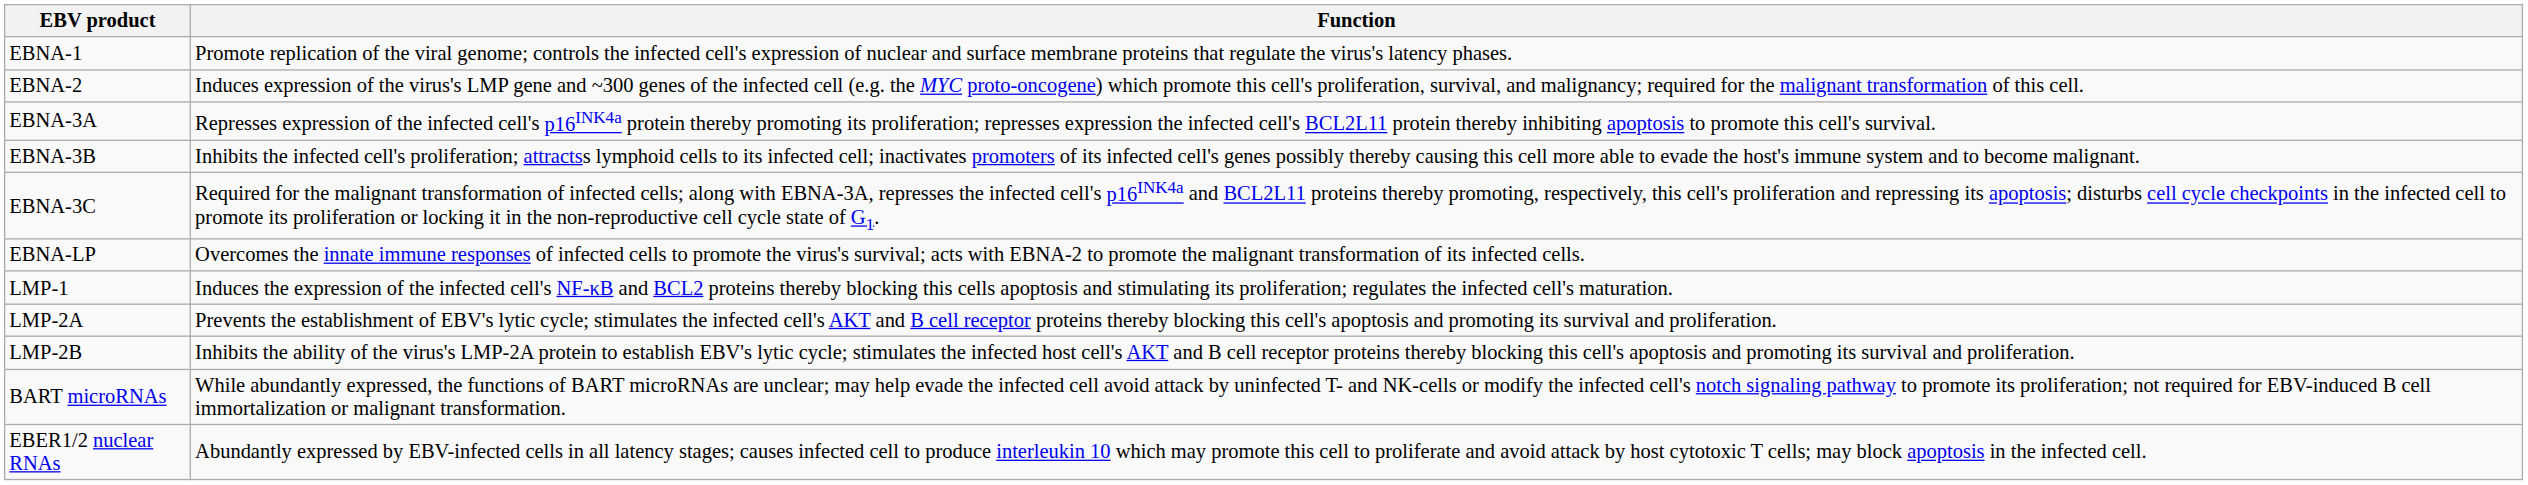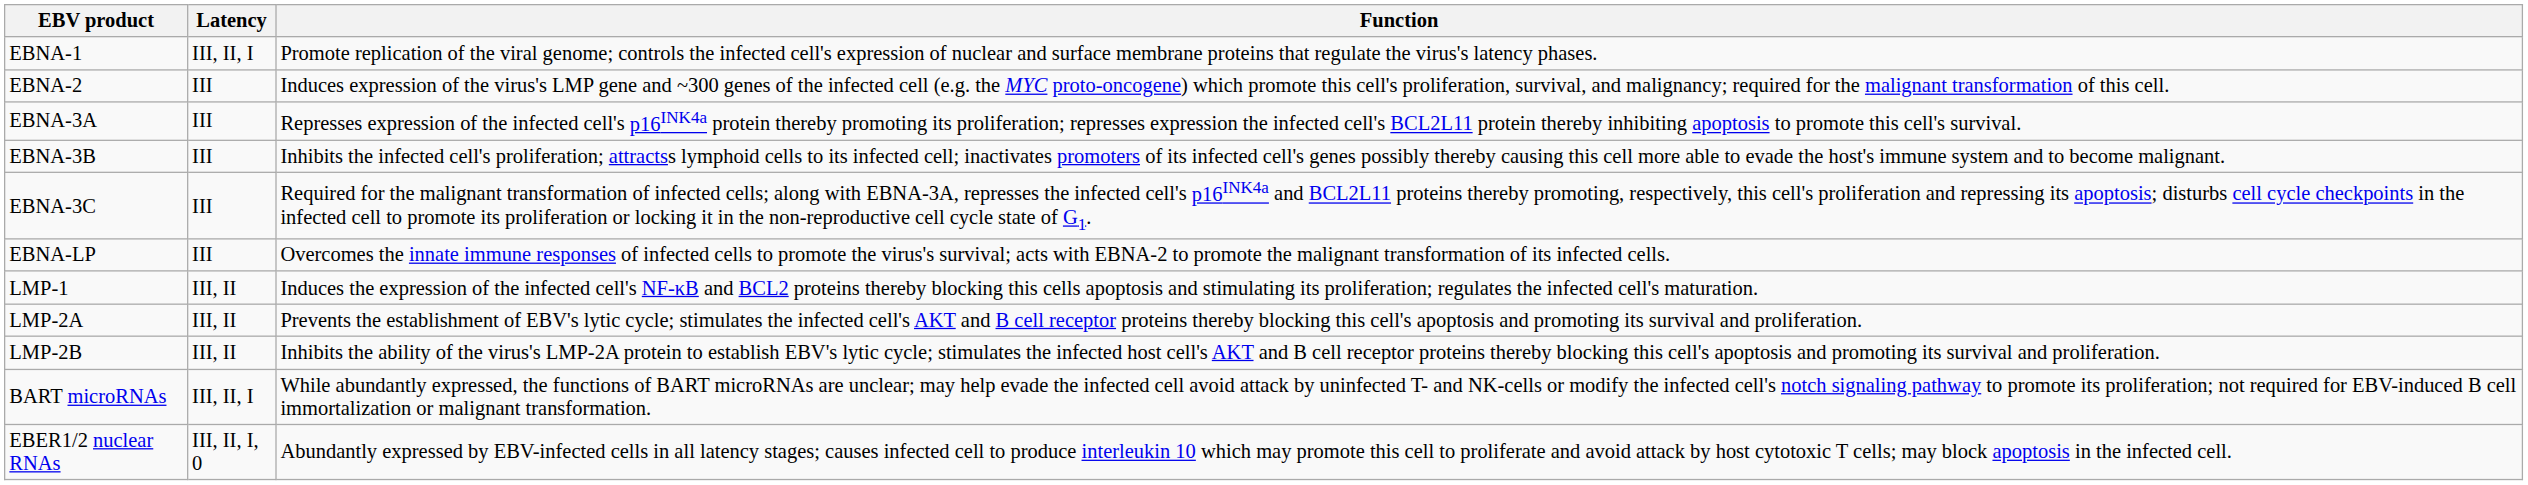+ column: (232, 20)
